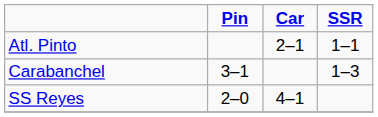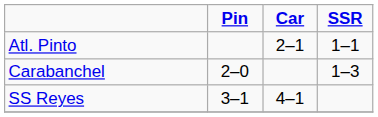(235, 72) 3–1 -> (235, 72) 2–0
(235, 99) 2–0 -> (235, 99) 3–1
